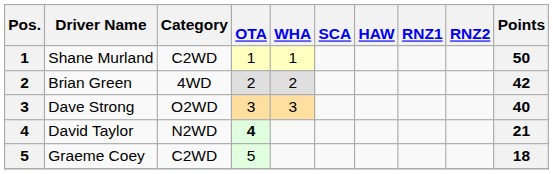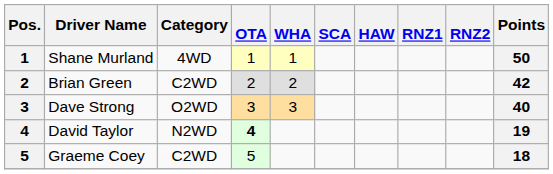(194, 58) C2WD -> (194, 58) 4WD
(194, 82) 4WD -> (194, 82) C2WD
(521, 131) 21 -> (521, 131) 19
